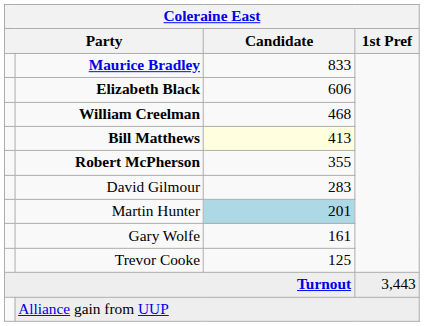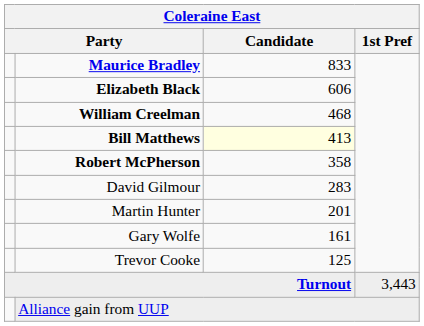(340, 162) 355 -> (340, 162) 358
(340, 211) lightblue background -> (340, 211) no background
